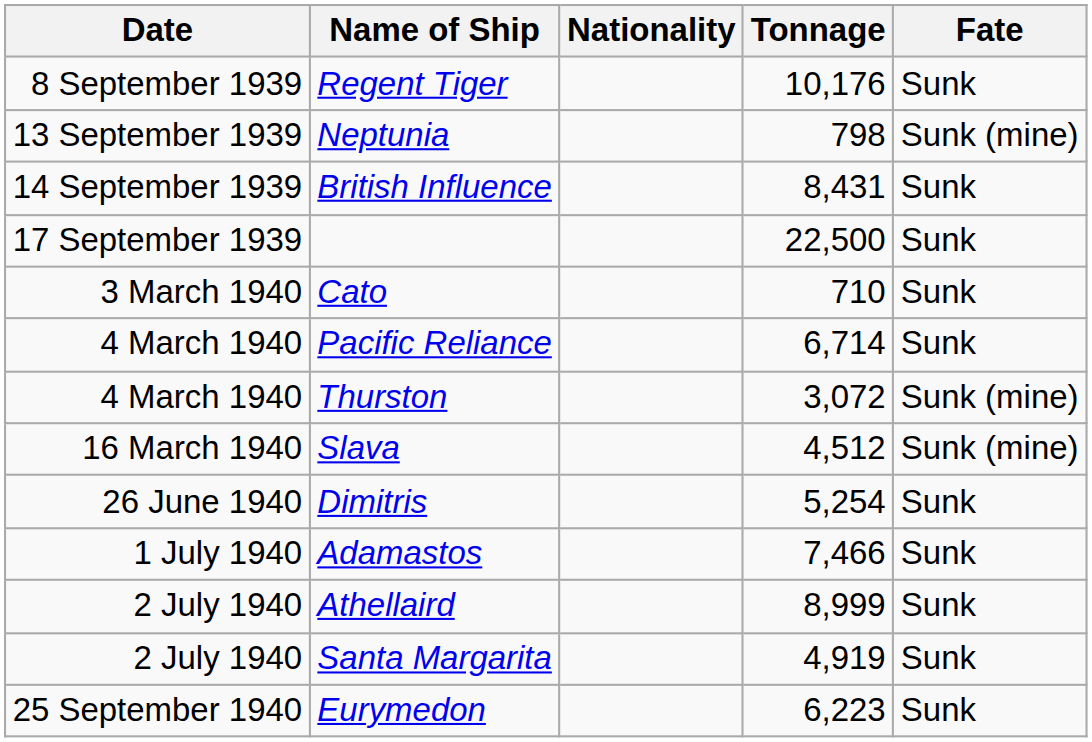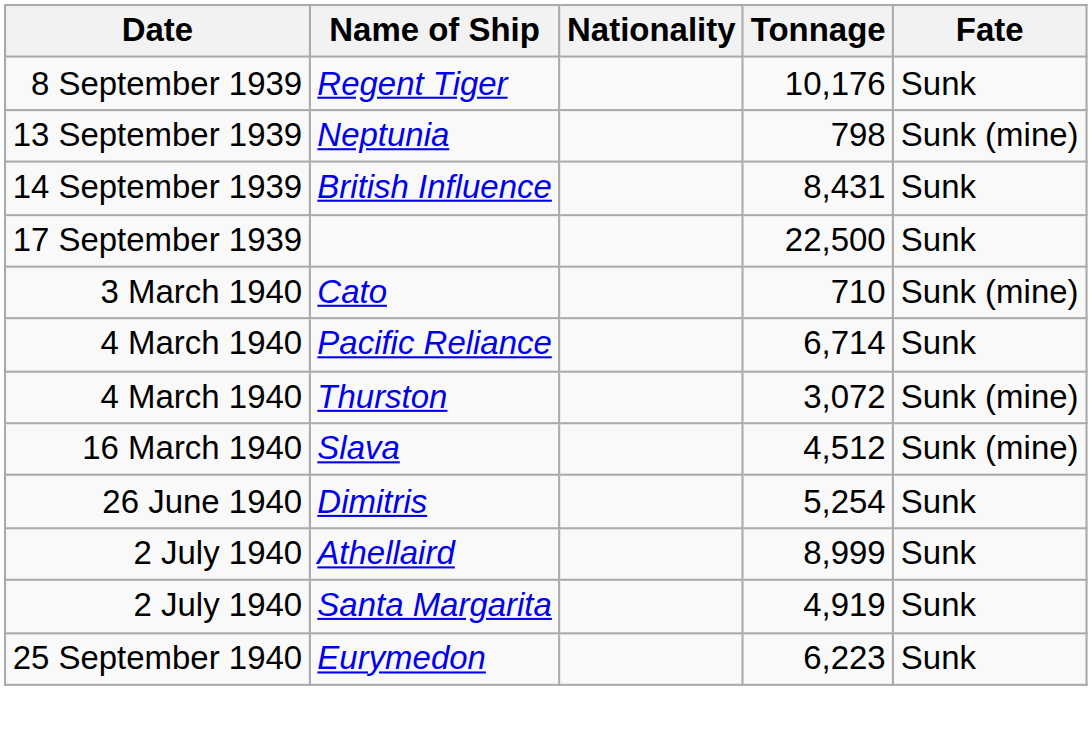(938, 291) Sunk -> (990, 291) Sunk (mine)
- row: (400, 553)
